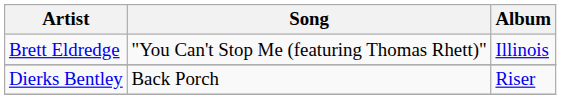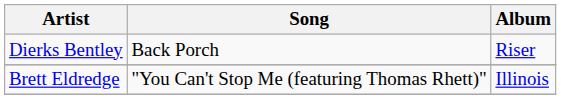rows swapped: (64, 49) <-> (66, 79)
